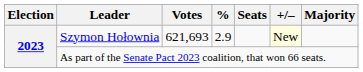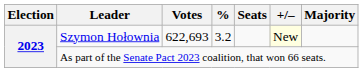(187, 36) 621,693 -> (187, 36) 622,693
(223, 36) 2.9 -> (223, 36) 3.2
